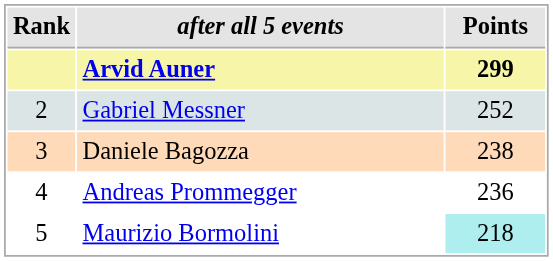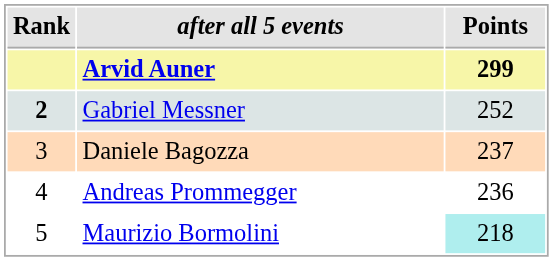(41, 110) normal -> (41, 110) bold
(495, 151) 238 -> (495, 151) 237
